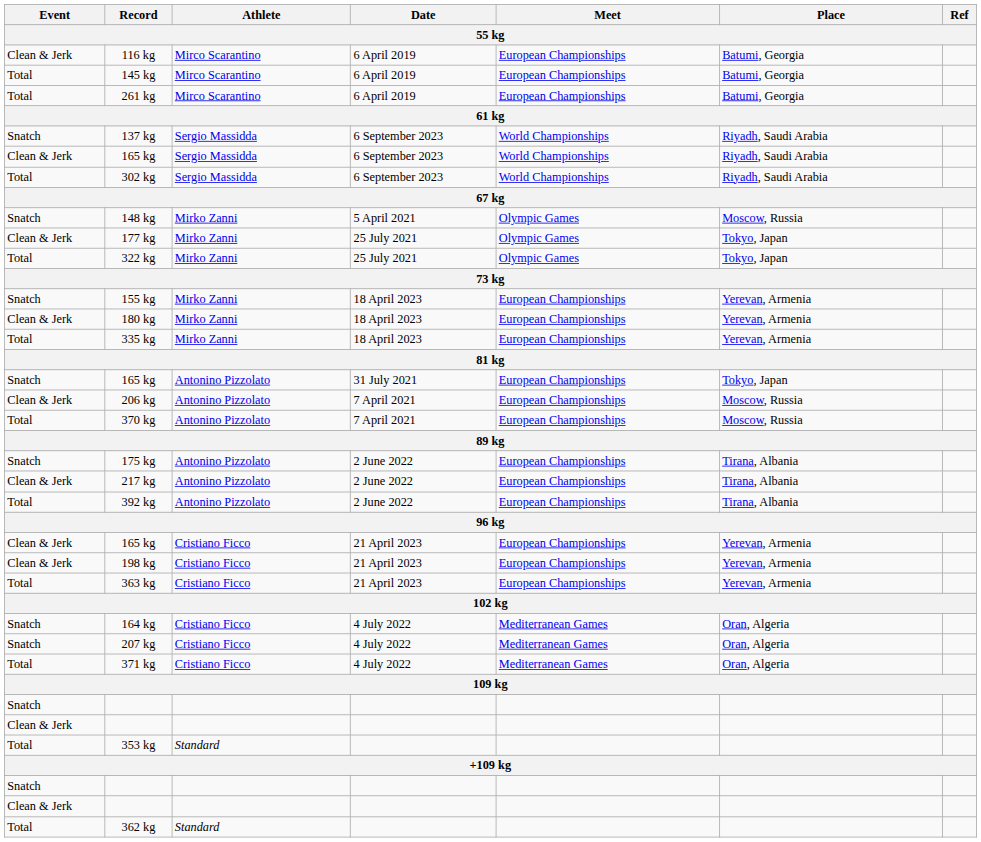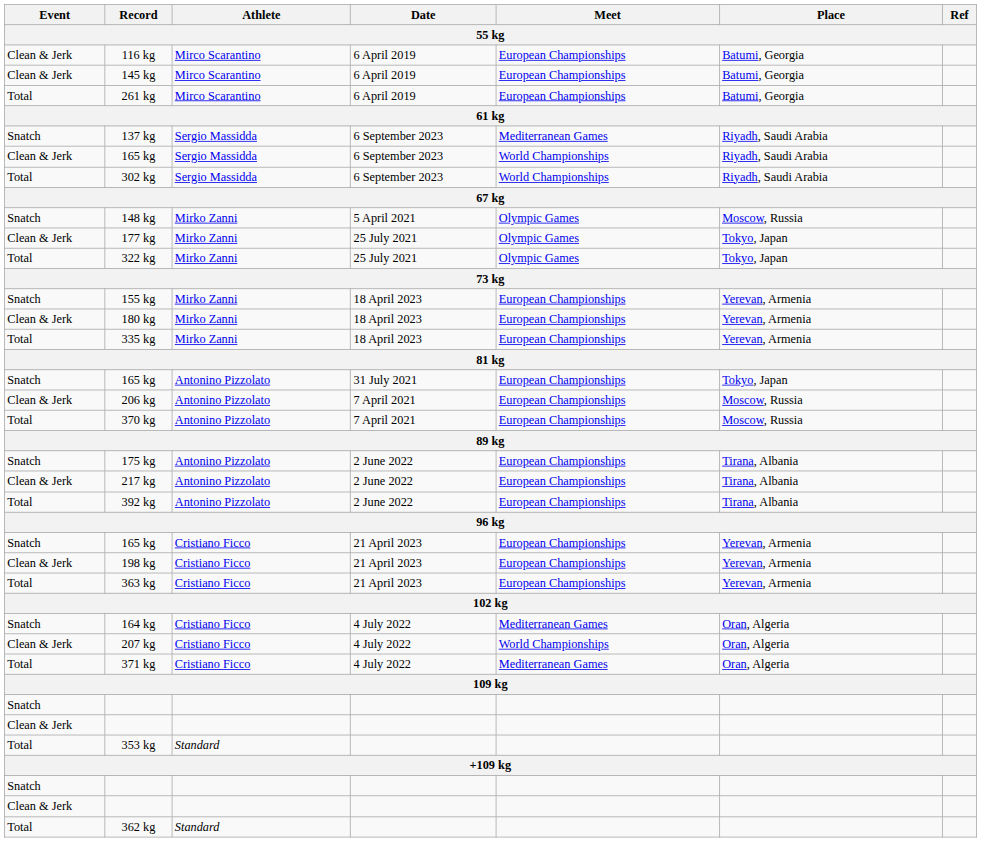(20, 75) Total -> (40, 75) Clean & Jerk
(554, 136) World Championships -> (553, 136) Mediterranean Games
(40, 542) Clean & Jerk -> (24, 542) Snatch
(24, 644) Snatch -> (40, 644) Clean & Jerk
(553, 644) Mediterranean Games -> (554, 644) World Championships
